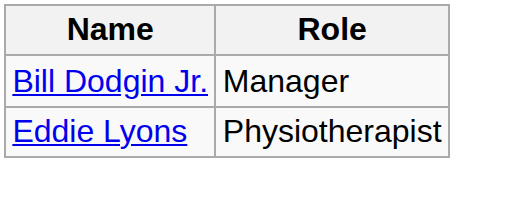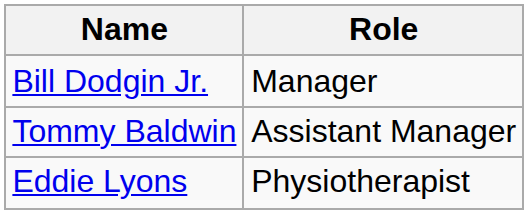+ row: (124, 131)
